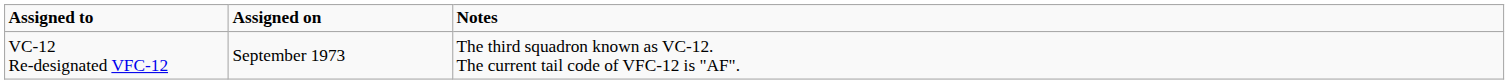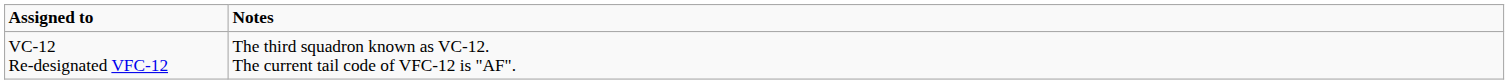- column: (277, 18)
